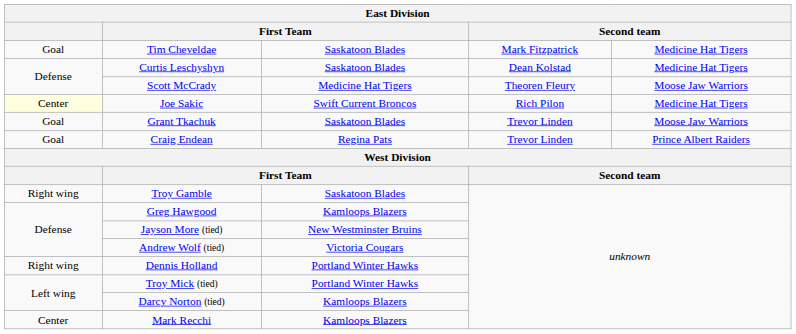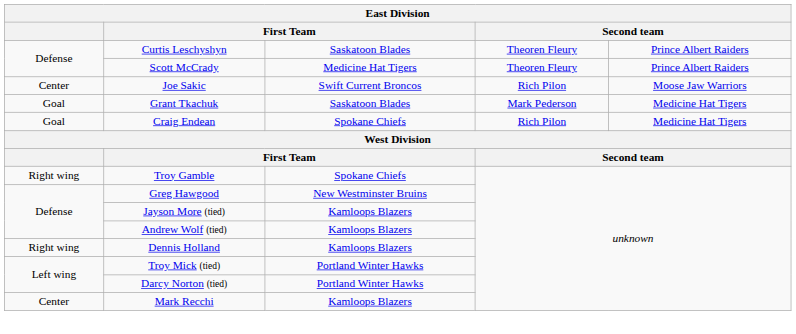- row: (182, 49)
(540, 67) Dean Kolstad -> (542, 49) Theoren Fleury
(701, 67) Medicine Hat Tigers -> (700, 49) Prince Albert Raiders
(701, 85) Moose Jaw Warriors -> (700, 67) Prince Albert Raiders
(53, 103) lightyellow background -> (54, 85) no background
(701, 103) Medicine Hat Tigers -> (700, 85) Moose Jaw Warriors
(540, 121) Trevor Linden -> (542, 103) Mark Pederson
(701, 121) Moose Jaw Warriors -> (700, 103) Medicine Hat Tigers
(365, 139) Regina Pats -> (370, 121) Spokane Chiefs
(540, 139) Trevor Linden -> (542, 121) Rich Pilon
(701, 139) Prince Albert Raiders -> (700, 121) Medicine Hat Tigers
(365, 193) Saskatoon Blades -> (370, 175) Spokane Chiefs
(365, 211) Kamloops Blazers -> (370, 193) New Westminster Bruins
(365, 229) New Westminster Bruins -> (370, 211) Kamloops Blazers
(365, 247) Victoria Cougars -> (370, 229) Kamloops Blazers
(365, 265) Portland Winter Hawks -> (370, 247) Kamloops Blazers
(365, 301) Kamloops Blazers -> (370, 283) Portland Winter Hawks
